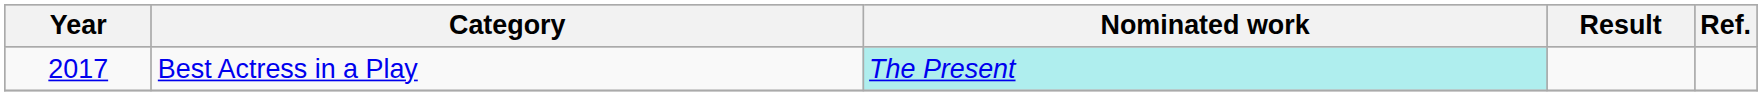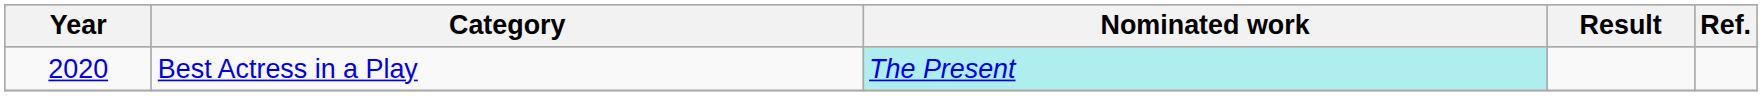(78, 68) 2017 -> (78, 68) 2020
